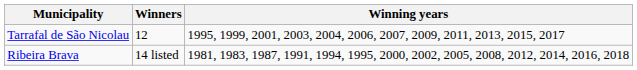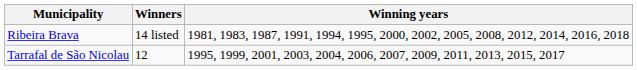rows swapped: (43, 55) <-> (68, 34)
